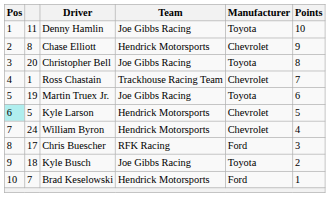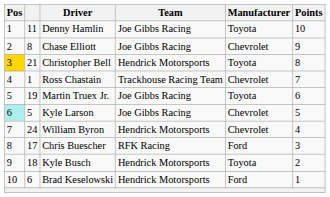(164, 45) Hendrick Motorsports -> (154, 45) Joe Gibbs Racing
(9, 62) no background -> (9, 62) gold background
(32, 62) 20 -> (32, 62) 21
(154, 62) Joe Gibbs Racing -> (164, 62) Hendrick Motorsports
(164, 112) Hendrick Motorsports -> (154, 112) Joe Gibbs Racing
(154, 162) Joe Gibbs Racing -> (164, 162) Hendrick Motorsports
(30, 179) 7 -> (30, 179) 6
